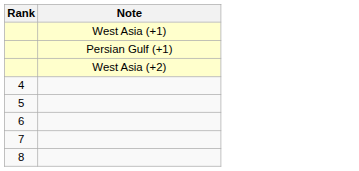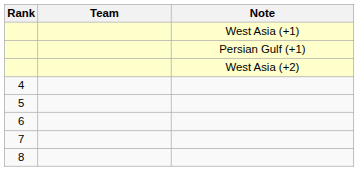+ column: (105, 13)
